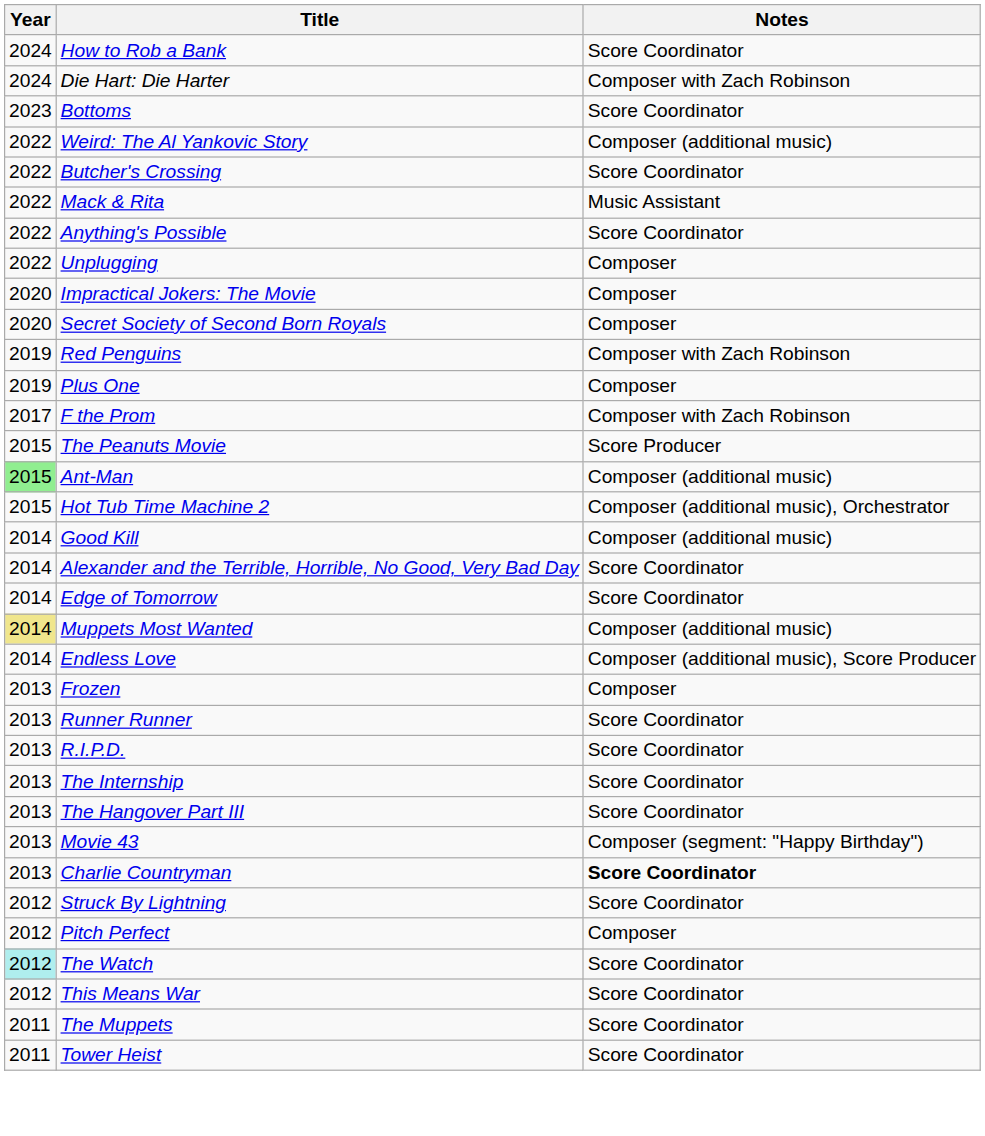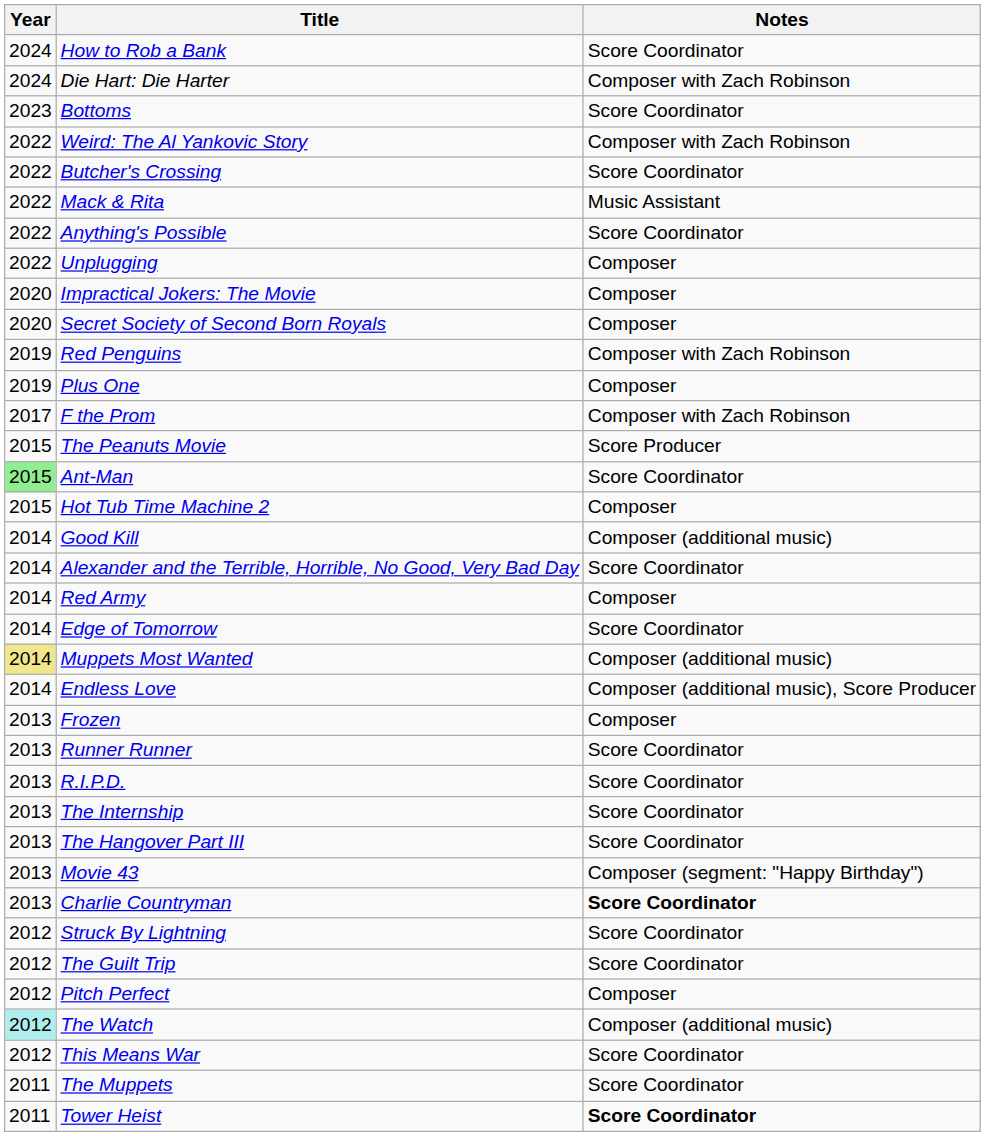(710, 141) Composer (additional music) -> (719, 141) Composer with Zach Robinson
(710, 476) Composer (additional music) -> (666, 476) Score Coordinator
(769, 506) Composer (additional music), Orchestrator -> (632, 506) Composer
+ row: (103, 598)
+ row: (118, 963)
(666, 963) Score Coordinator -> (710, 1024) Composer (additional music)
(666, 1055) normal -> (672, 1115) bold
